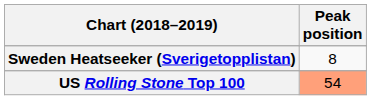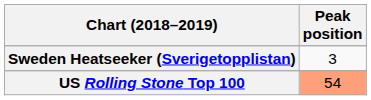(333, 58) 8 -> (333, 58) 3
